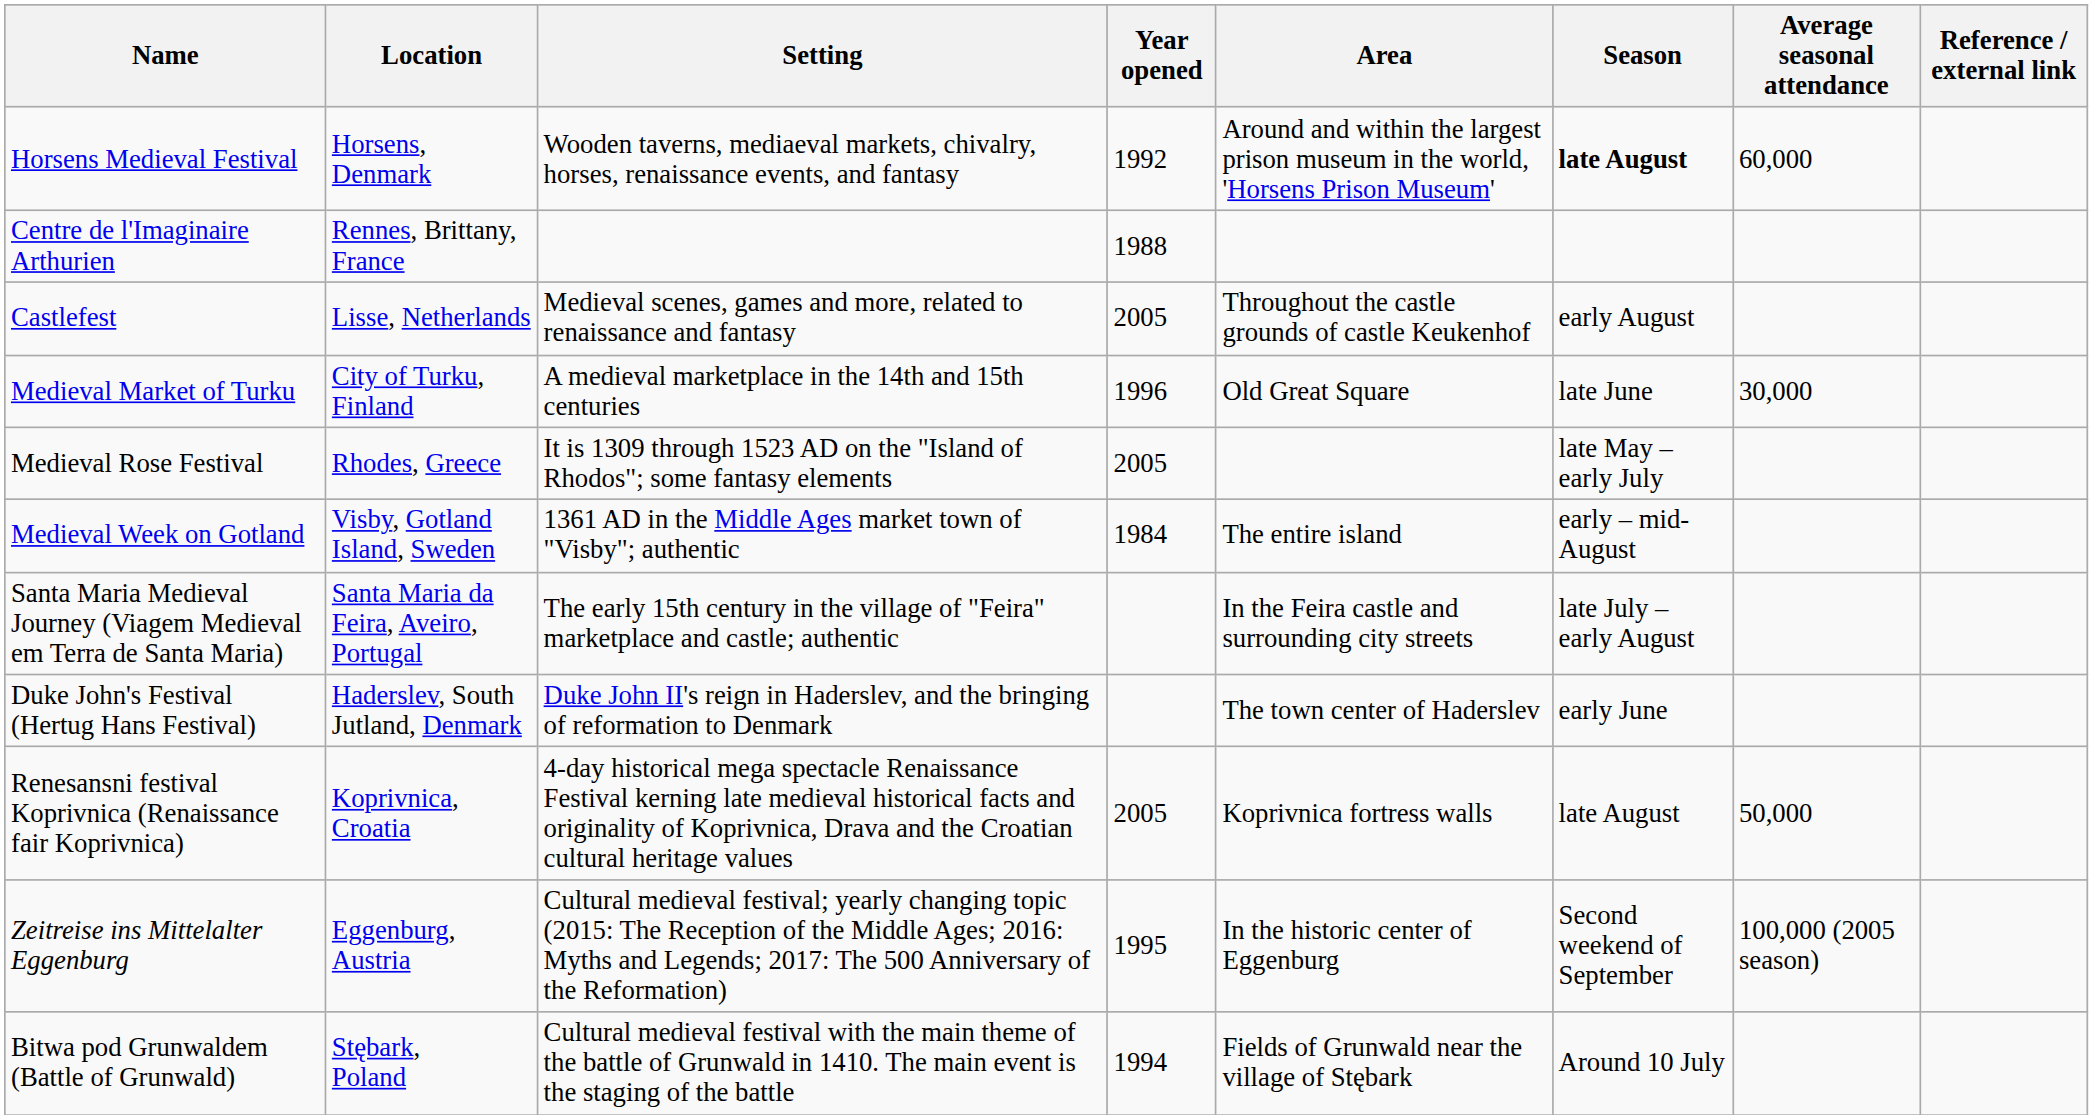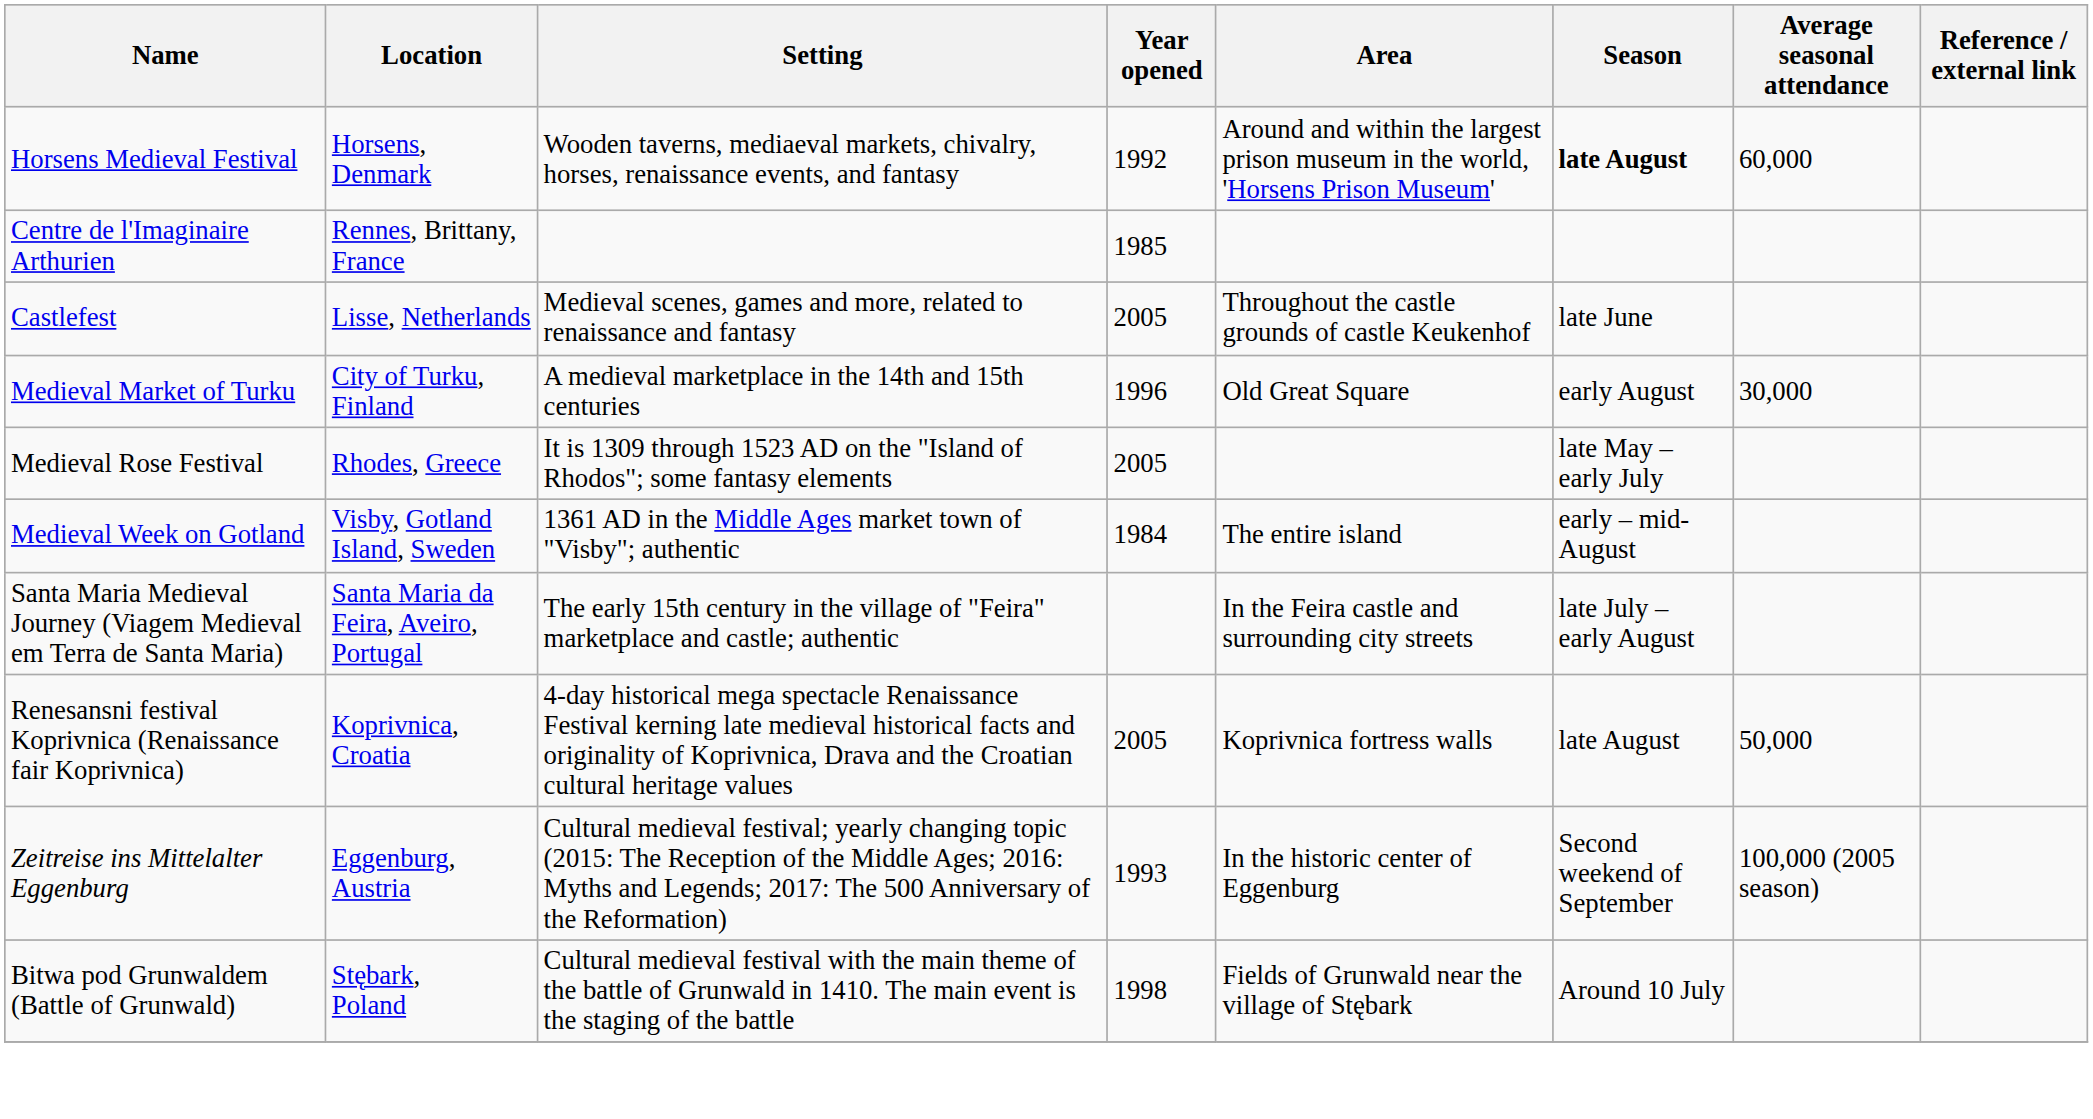(1140, 245) 1988 -> (1140, 245) 1985
(1627, 318) early August -> (1606, 318) late June
(1606, 390) late June -> (1627, 390) early August
- row: (133, 710)
(1140, 945) 1995 -> (1140, 873) 1993
(1140, 1062) 1994 -> (1140, 990) 1998
